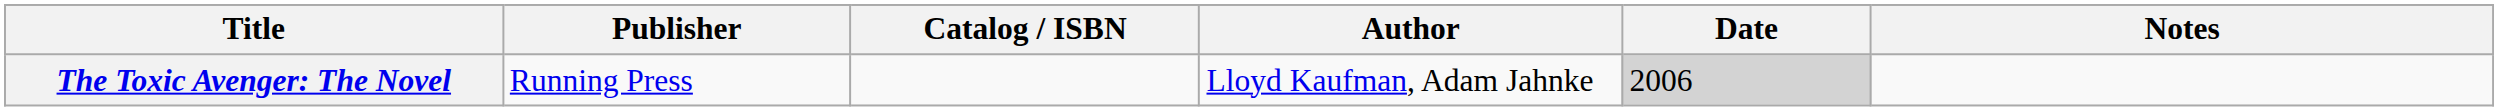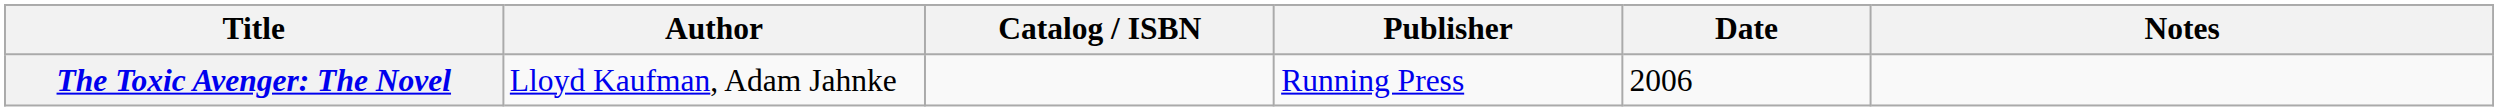columns swapped: (1411, 29) <-> (677, 29)
(1661, 79) lightgrey background -> (1661, 79) no background
